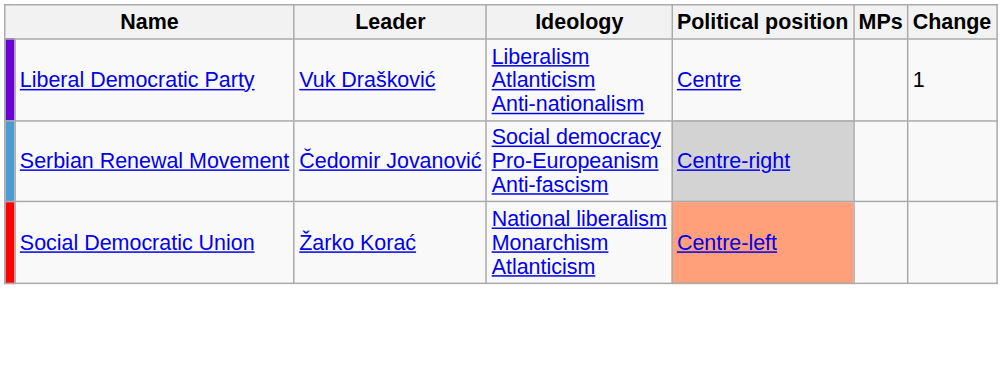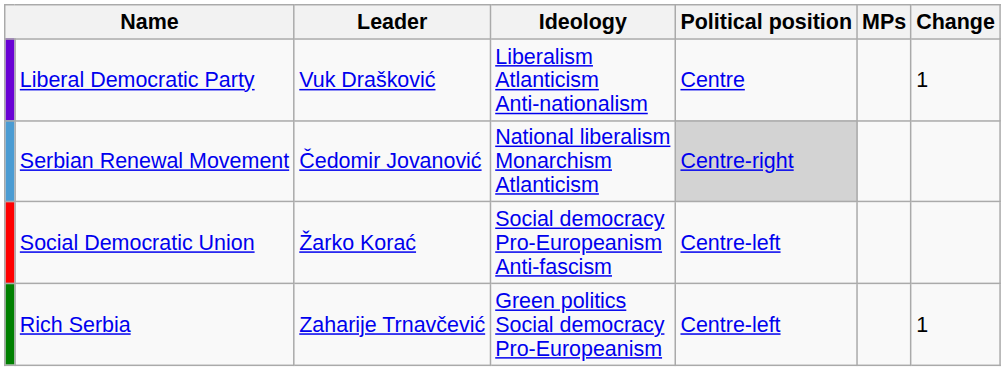(576, 161) Social democracy Pro-Europeanism Anti-fascism -> (583, 161) National liberalism Monarchism Atlanticism
(579, 243) National liberalism Monarchism Atlanticism -> (580, 243) Social democracy Pro-Europeanism Anti-fascism
(727, 243) lightsalmon background -> (731, 243) no background
+ row: (75, 325)
